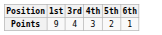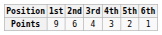+ column: (75, 11)
